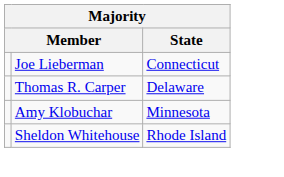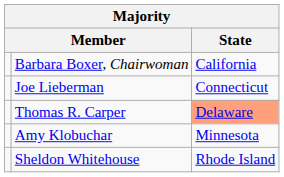+ row: (102, 64)
(175, 87) no background -> (224, 111) lightsalmon background
